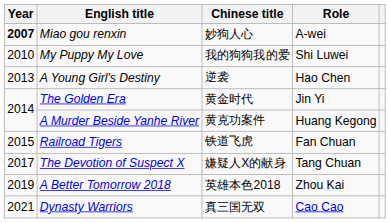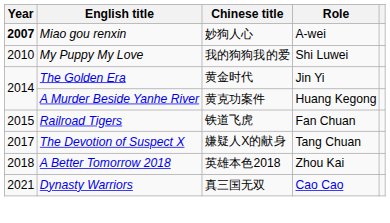- row: (100, 77)
(21, 185) 2019 -> (21, 163) 2018
